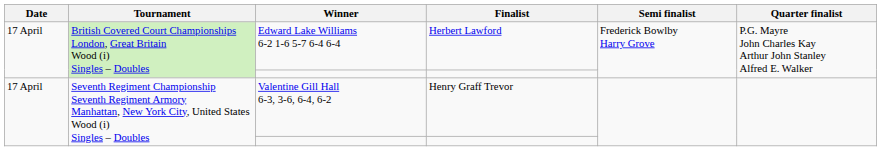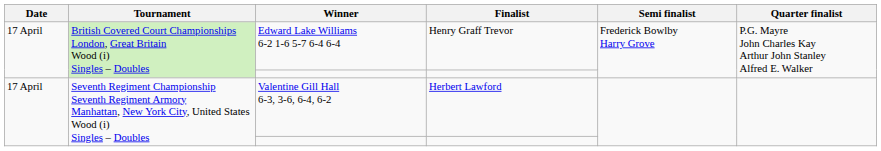(465, 30) Herbert Lawford -> (471, 30) Henry Graff Trevor
(471, 86) Henry Graff Trevor -> (465, 86) Herbert Lawford
